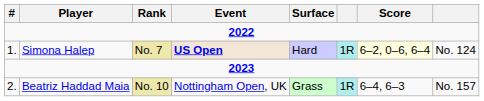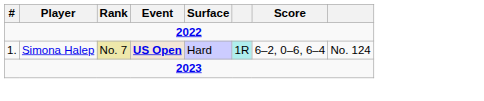(395, 50) lightyellow background -> (290, 50) no background
- row: (76, 86)
